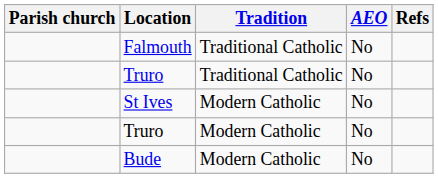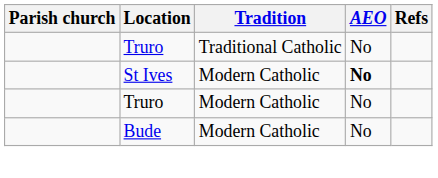- row: (158, 46)
(362, 103) normal -> (361, 74) bold
